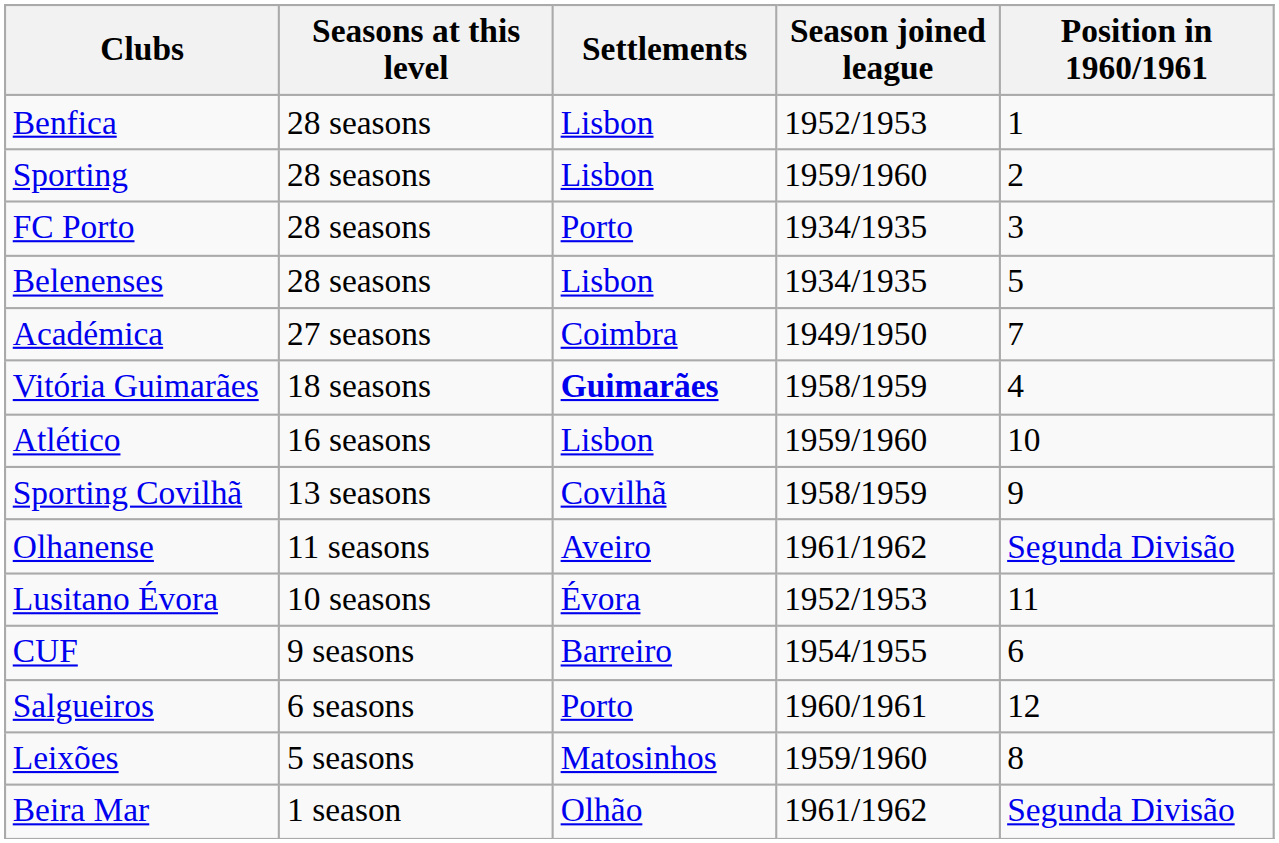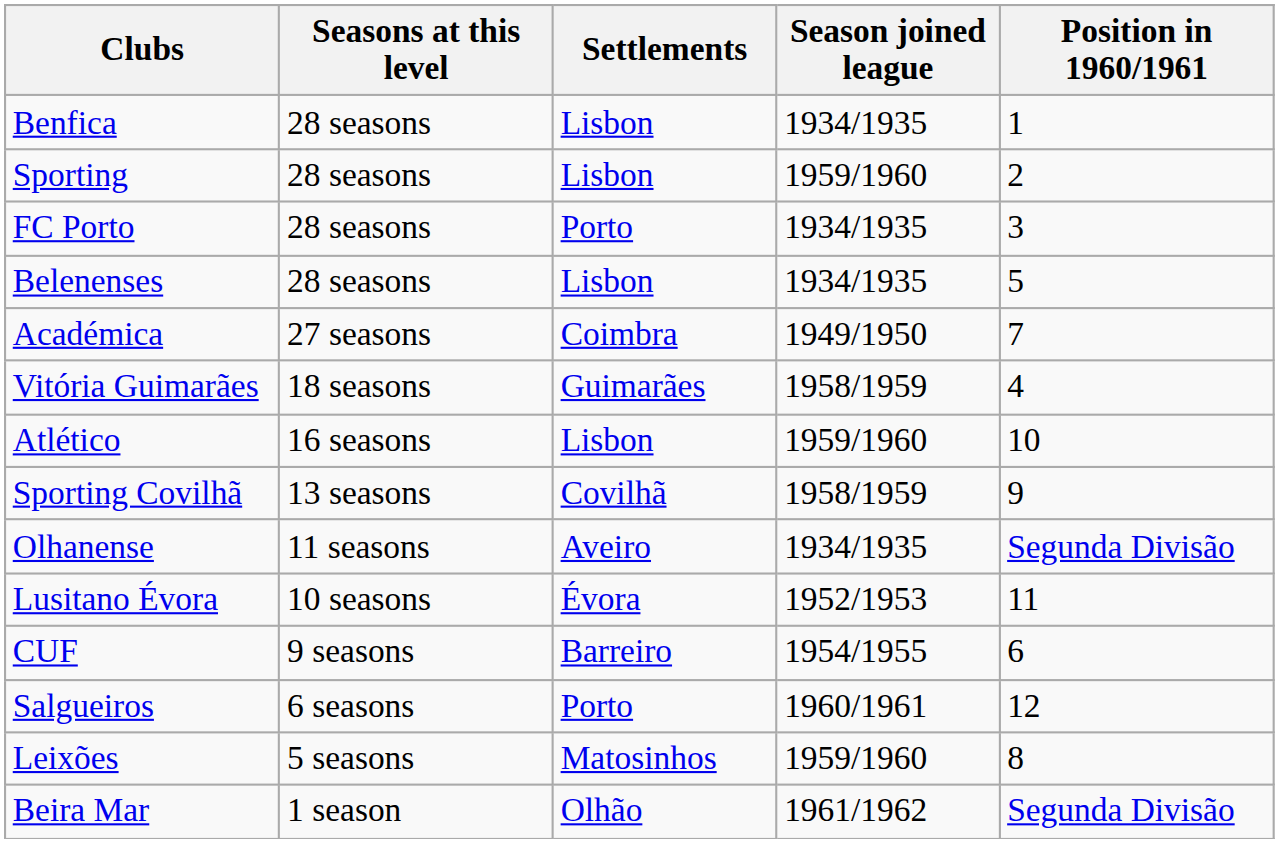(856, 121) 1952/1953 -> (856, 121) 1934/1935
(640, 386) bold -> (633, 386) normal
(856, 545) 1961/1962 -> (856, 545) 1934/1935
